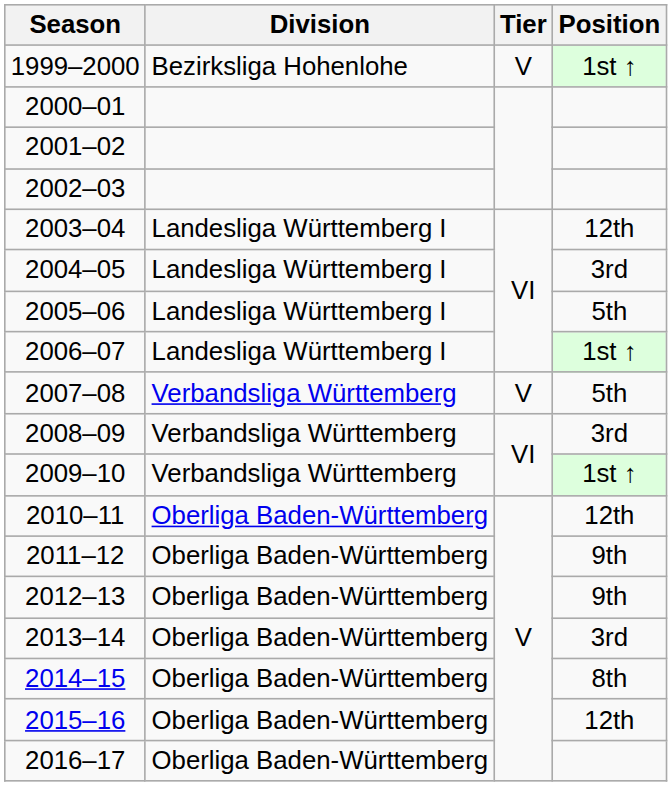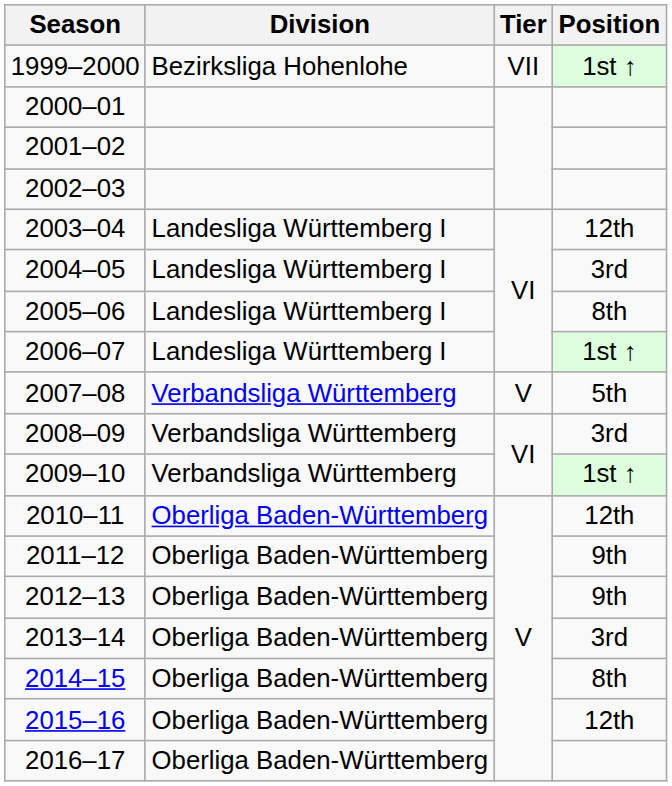(523, 65) V -> (523, 65) VII
(609, 310) 5th -> (609, 310) 8th
